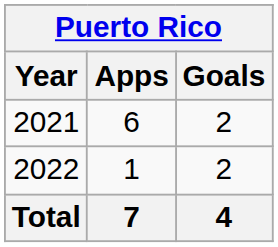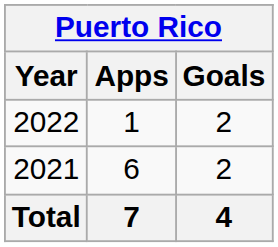rows swapped: (46, 122) <-> (46, 169)
